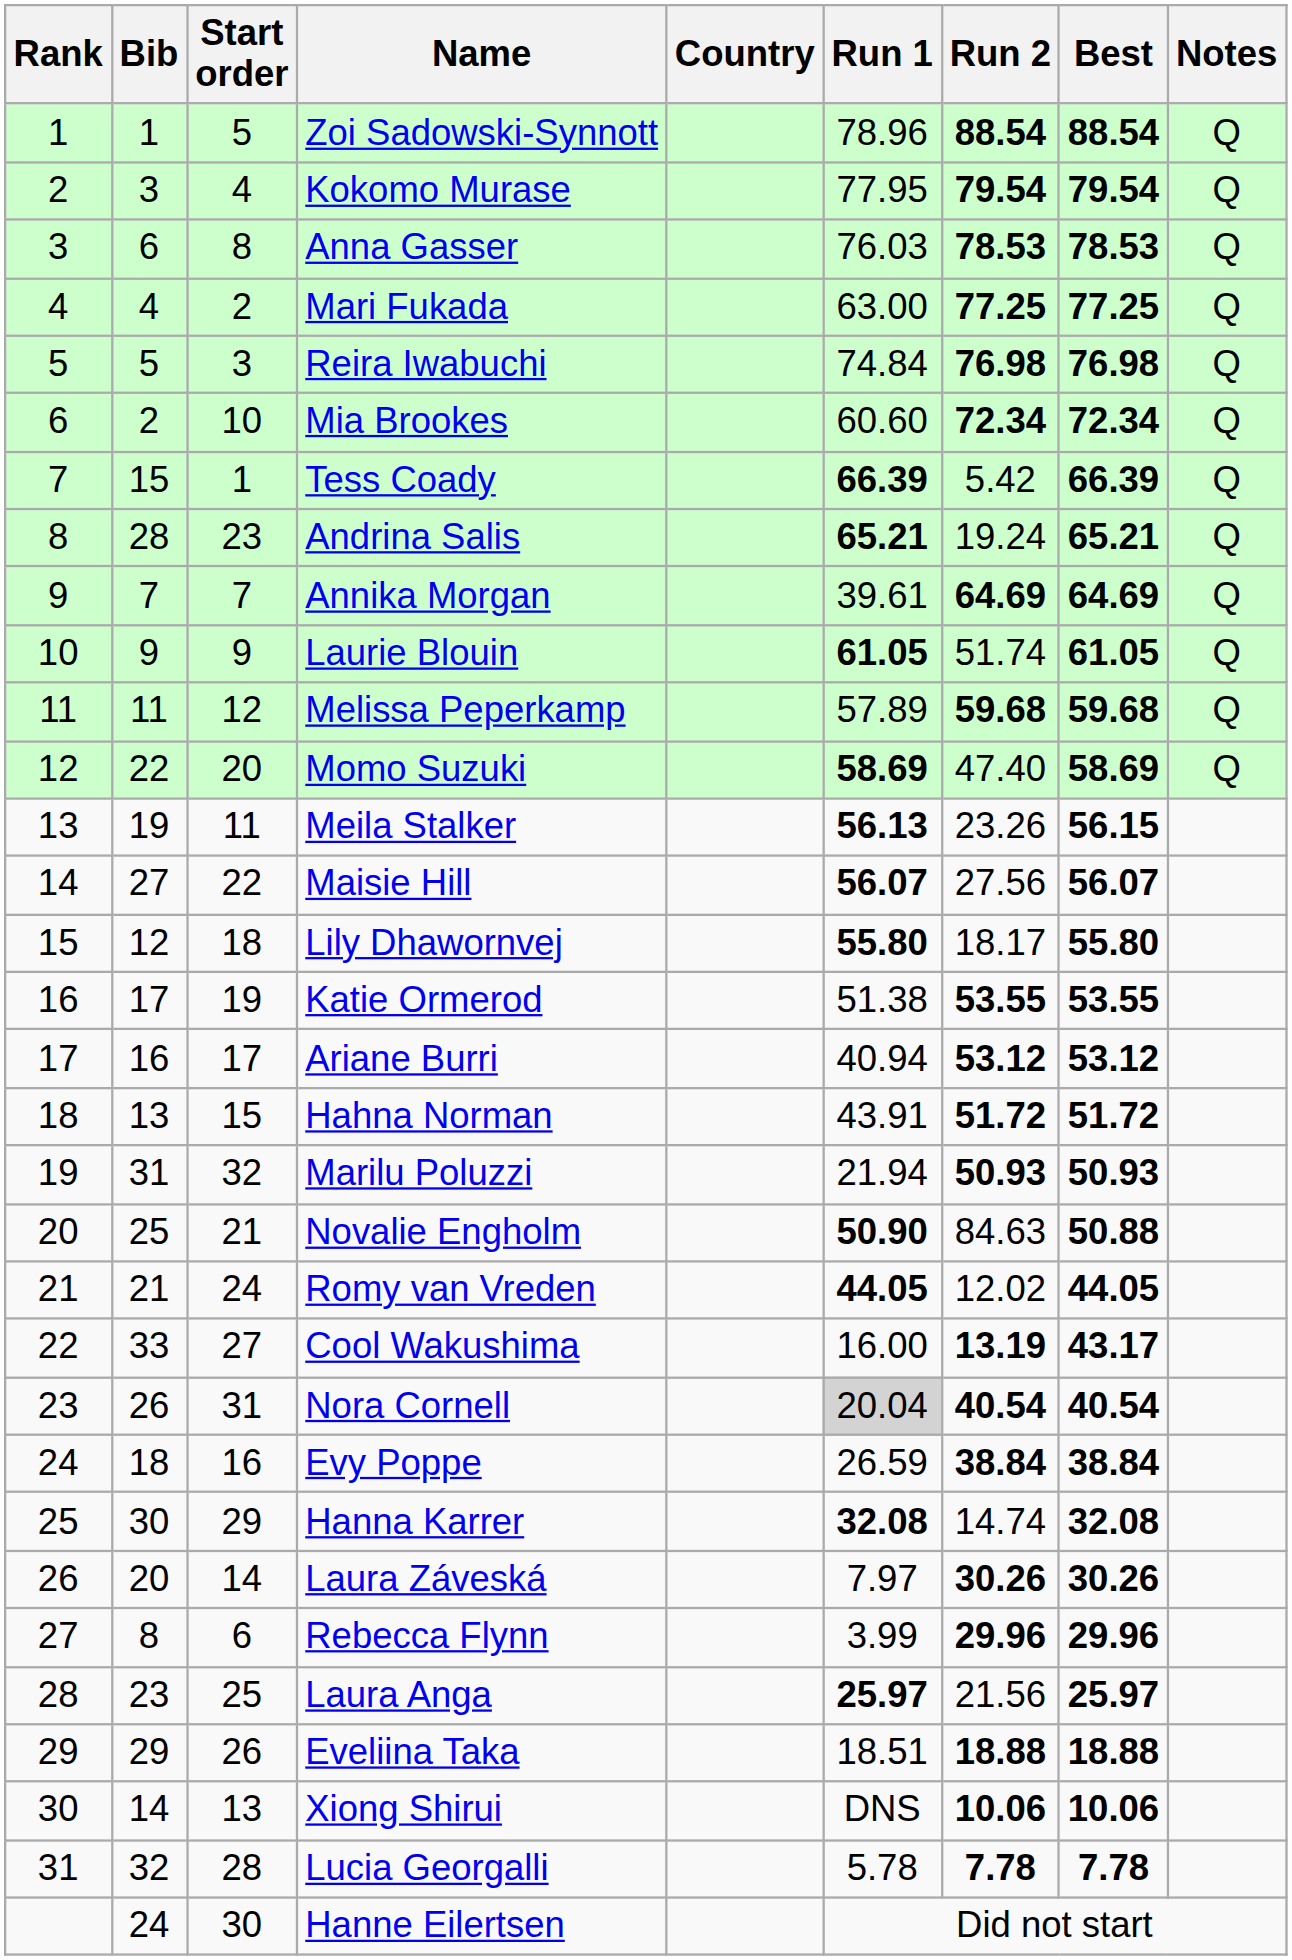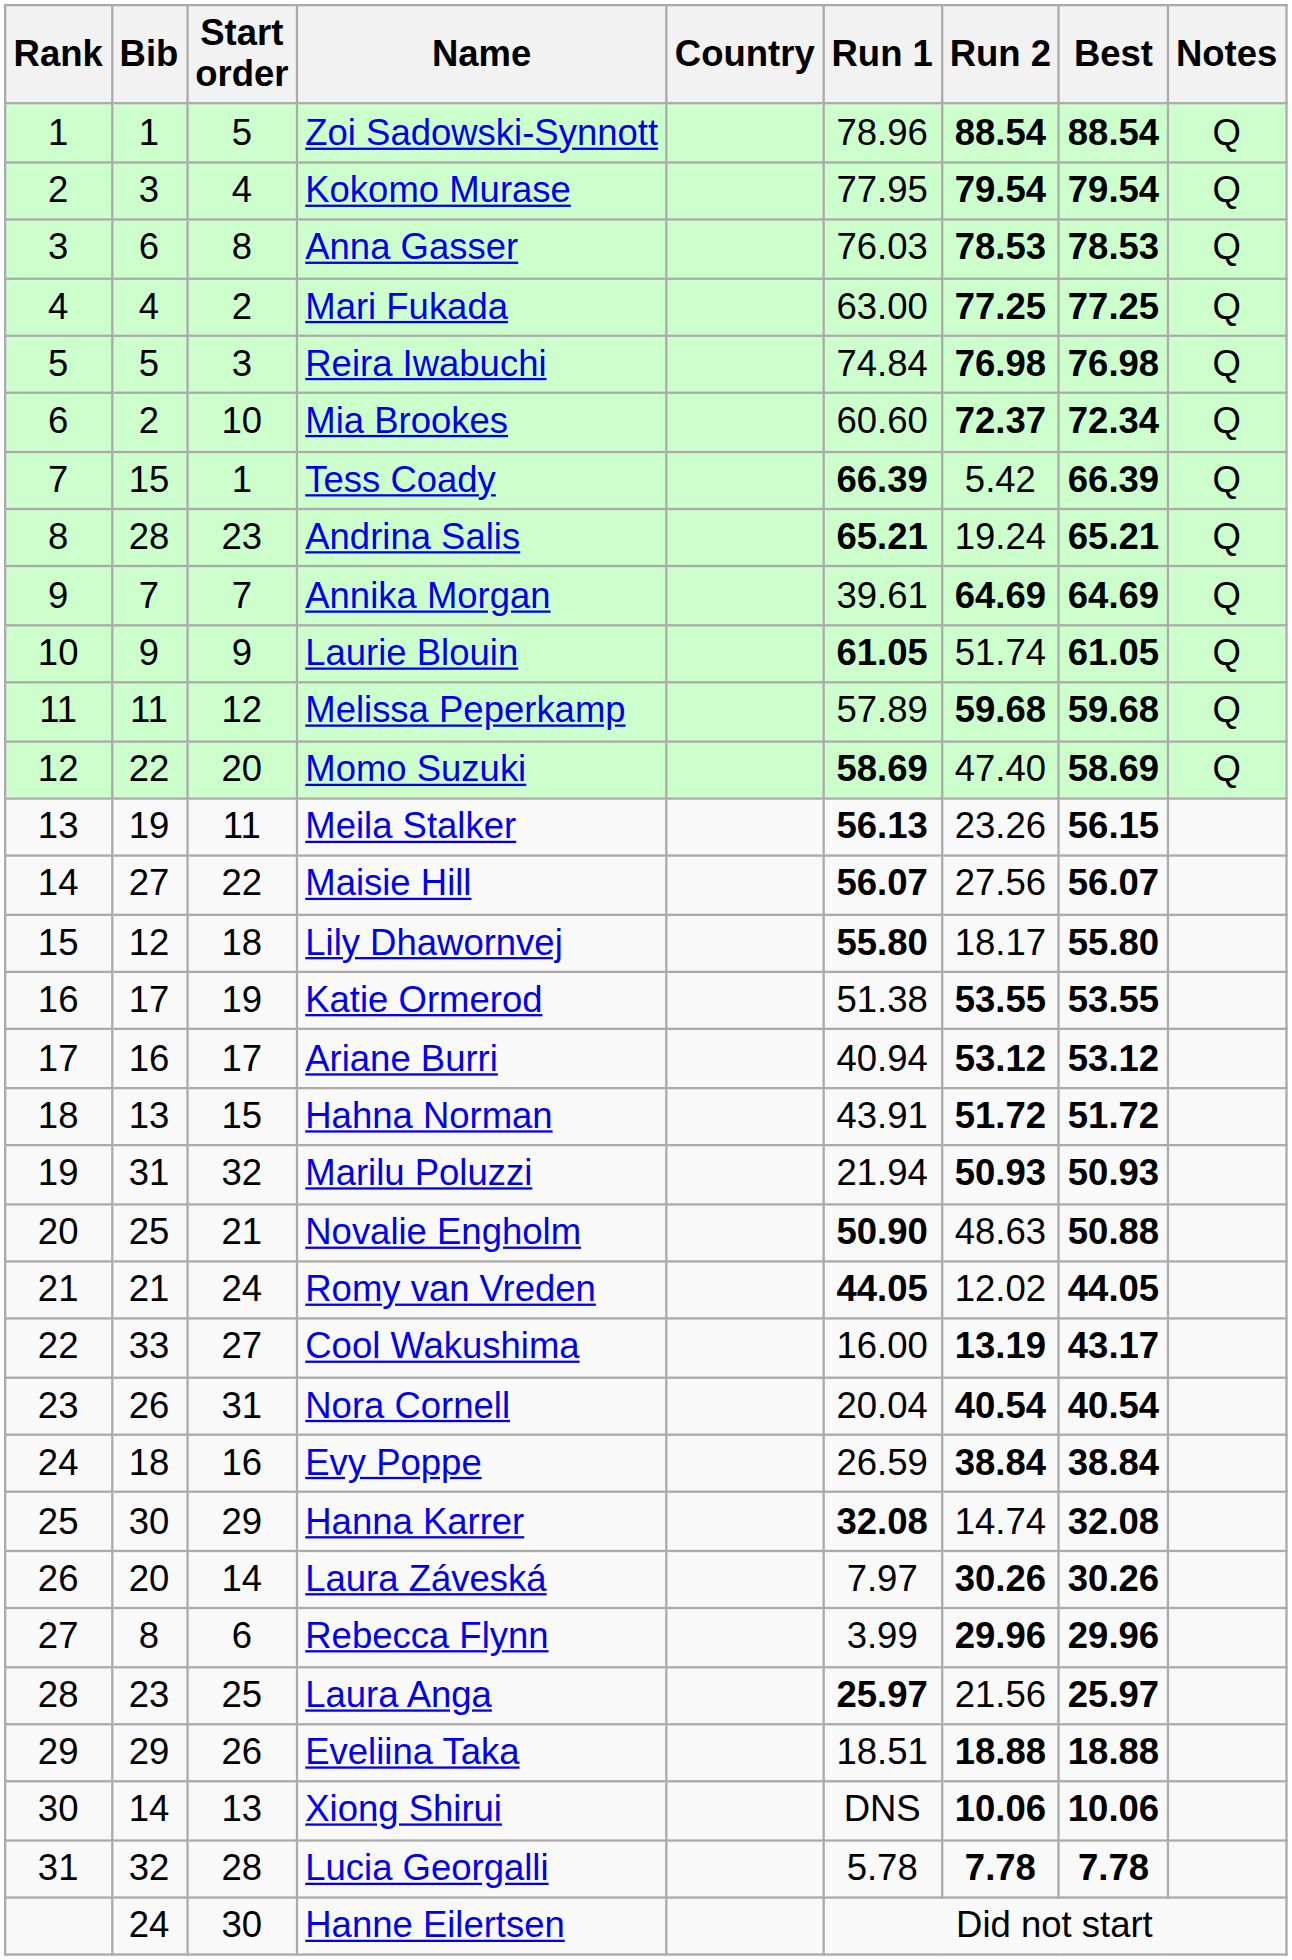(1000, 421) 72.34 -> (1000, 421) 72.37
(1000, 1231) 84.63 -> (1000, 1231) 48.63
(882, 1405) lightgrey background -> (882, 1405) no background
